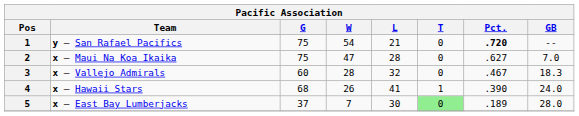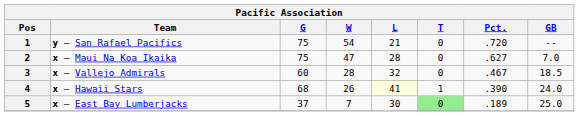(496, 42) bold -> (496, 42) normal
(551, 73) 18.3 -> (551, 73) 18.5
(395, 88) no background -> (395, 88) lightyellow background
(551, 104) 28.0 -> (551, 104) 25.0
